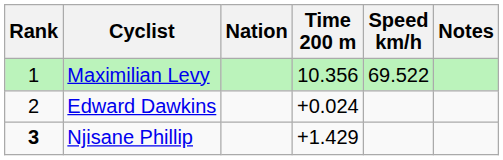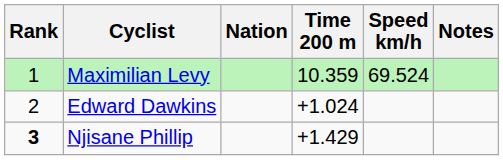(328, 74) 10.356 -> (328, 74) 10.359
(399, 74) 69.522 -> (399, 74) 69.524
(328, 106) +0.024 -> (328, 106) +1.024
